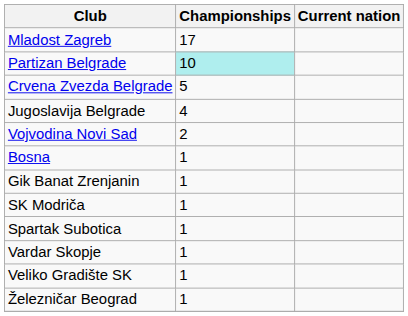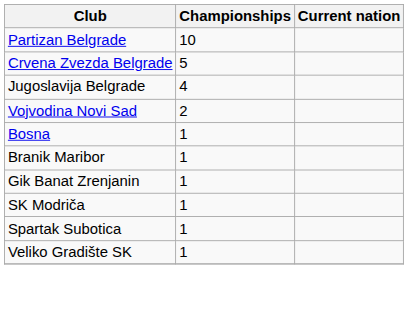- row: (60, 39)
(188, 63) paleturquoise background -> (188, 39) no background
+ row: (56, 157)
- row: (54, 252)
- row: (72, 299)
